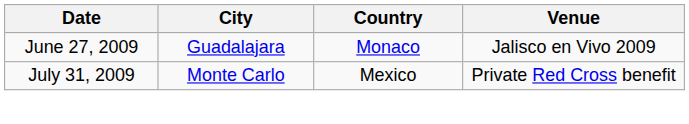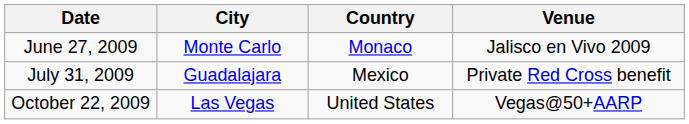(236, 47) Guadalajara -> (232, 47) Monte Carlo
(236, 75) Monte Carlo -> (232, 75) Guadalajara
+ row: (81, 103)
